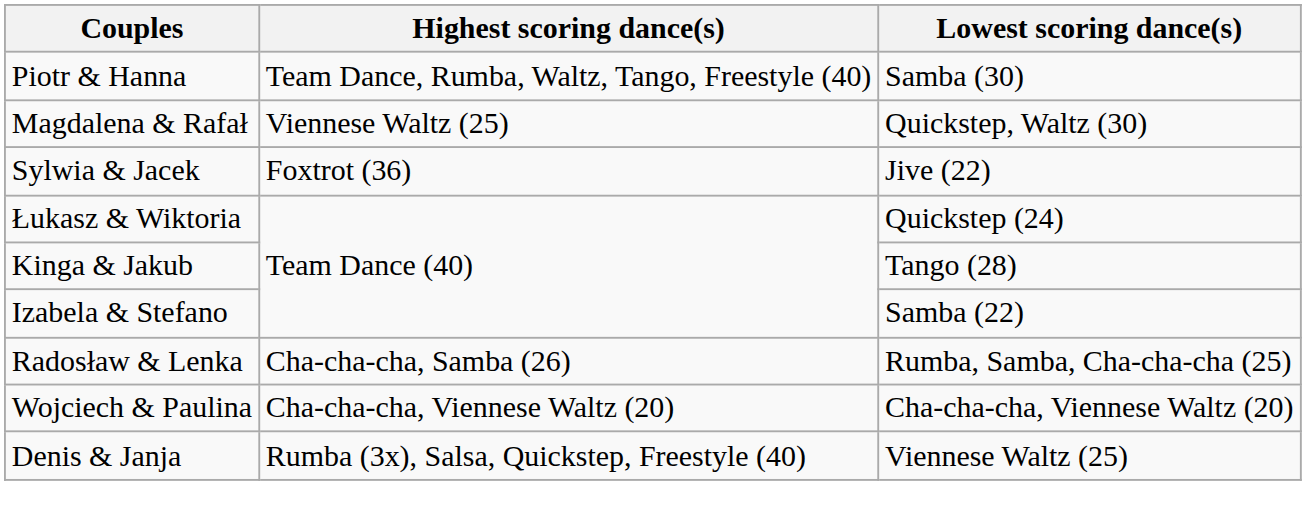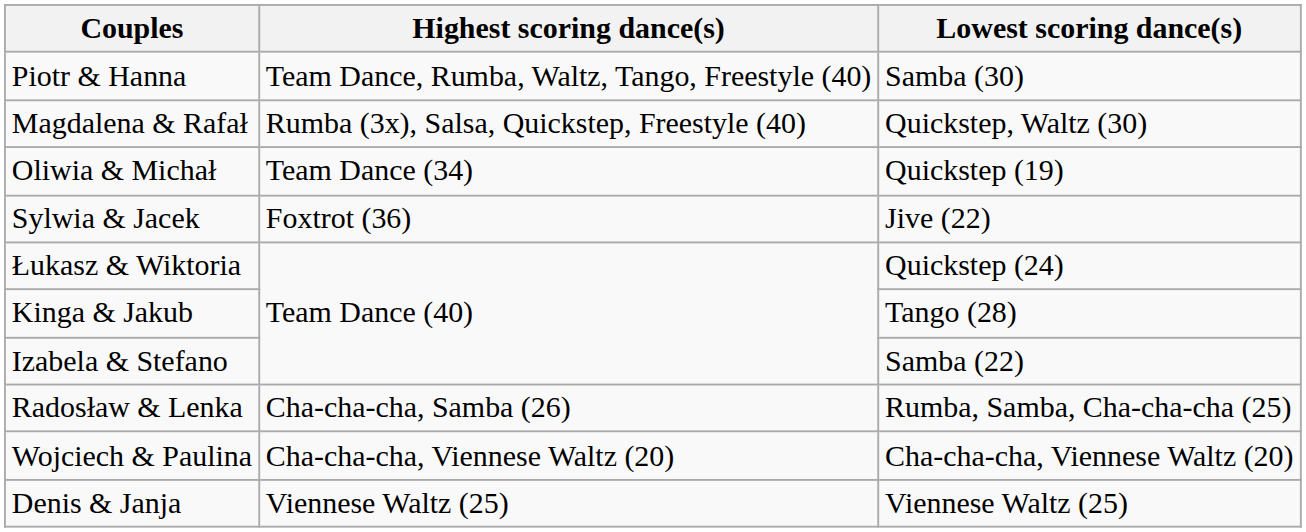(387, 123) Viennese Waltz (25) -> (536, 123) Rumba (3x), Salsa, Quickstep, Freestyle (40)
+ row: (114, 170)
(536, 455) Rumba (3x), Salsa, Quickstep, Freestyle (40) -> (387, 502) Viennese Waltz (25)
